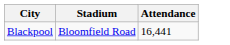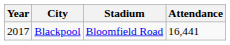+ column: (18, 13)
